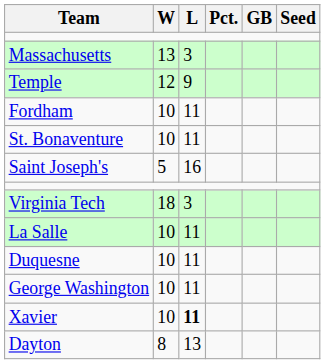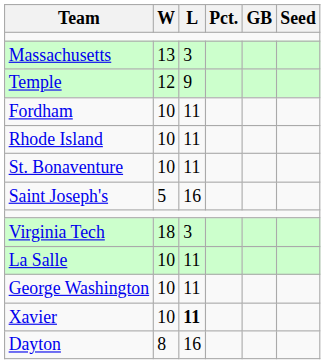+ row: (56, 139)
- row: (44, 260)
(192, 344) 13 -> (192, 344) 16
